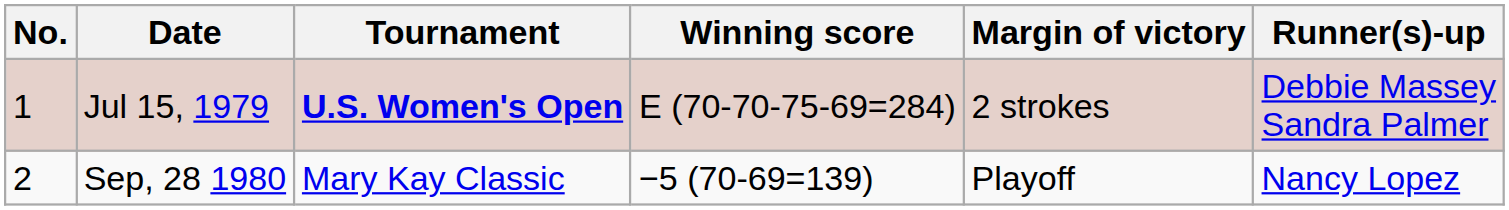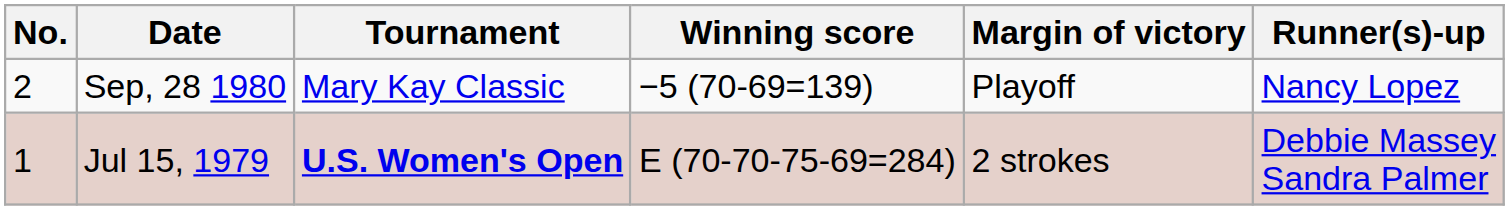rows swapped: (176, 105) <-> (185, 178)
